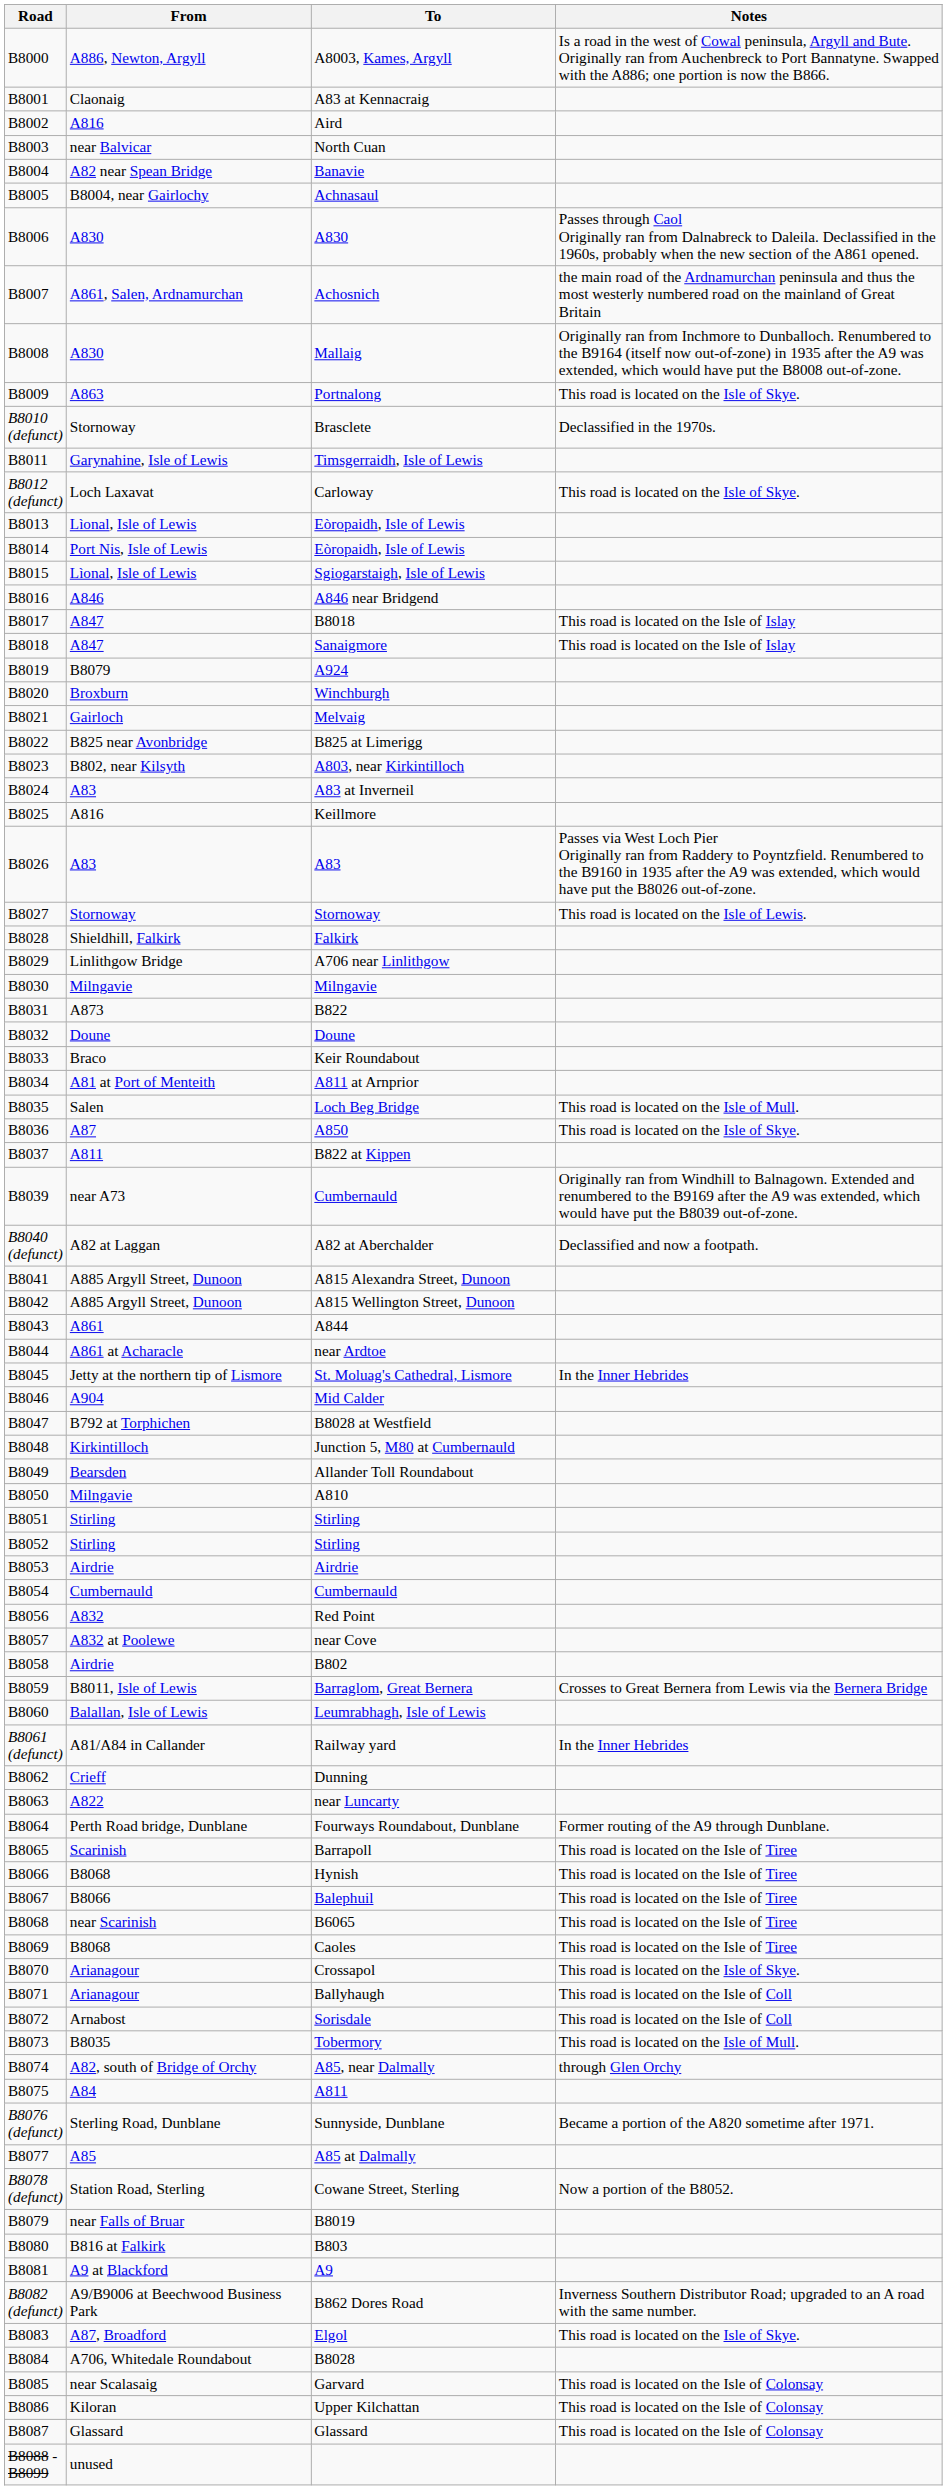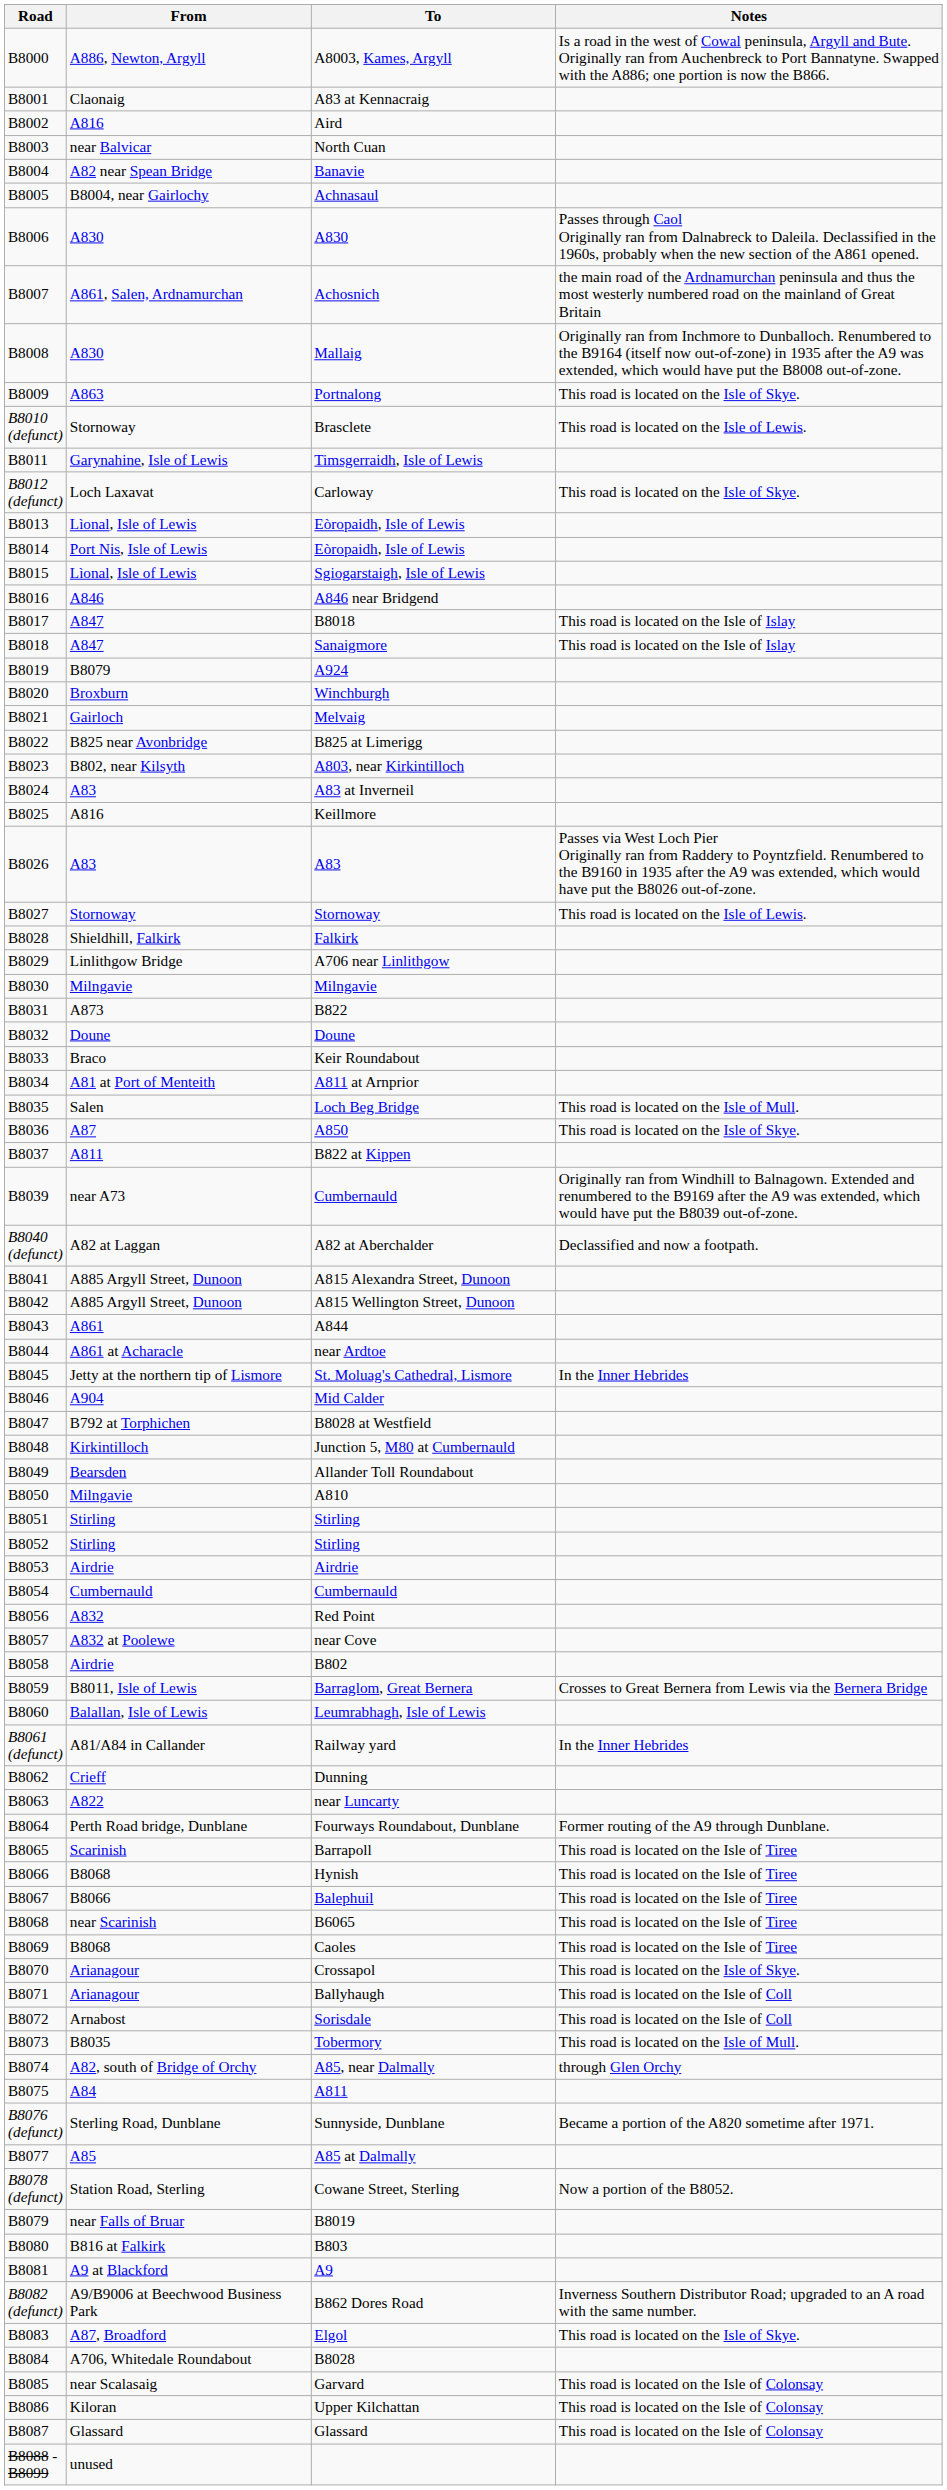(637, 427) Declassified in the 1970s. -> (683, 427) This road is located on the Isle of Lewis.
